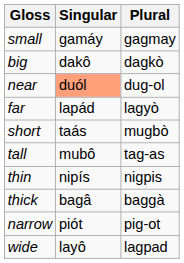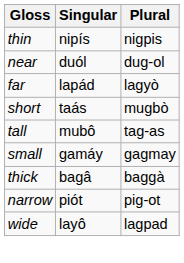rows swapped: (25, 39) <-> (20, 177)
- row: (18, 62)
(73, 85) lightsalmon background -> (73, 62) no background
